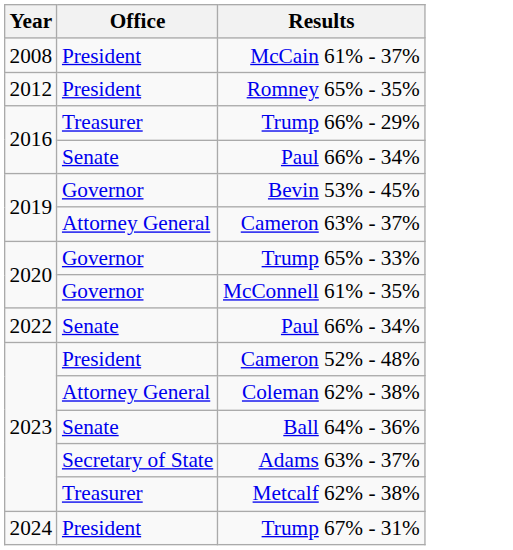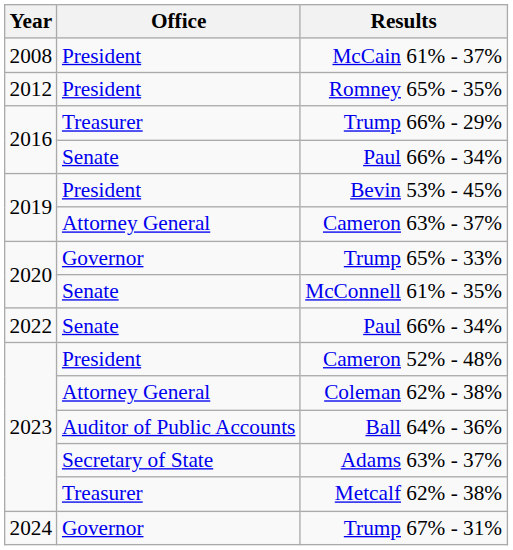(103, 190) Governor -> (102, 190) President
(103, 291) Governor -> (90, 291) Senate
(90, 426) Senate -> (179, 426) Auditor of Public Accounts
(102, 527) President -> (103, 527) Governor
